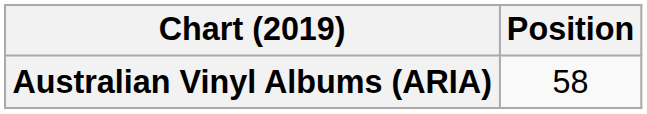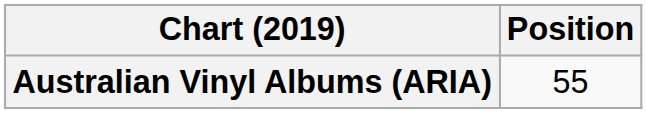(571, 81) 58 -> (571, 81) 55
